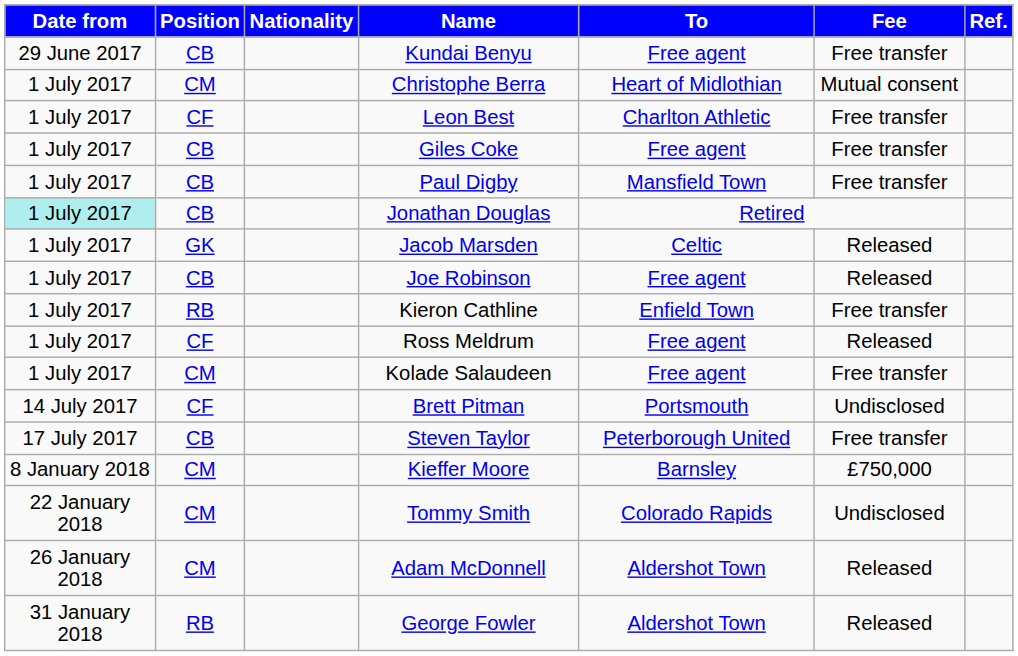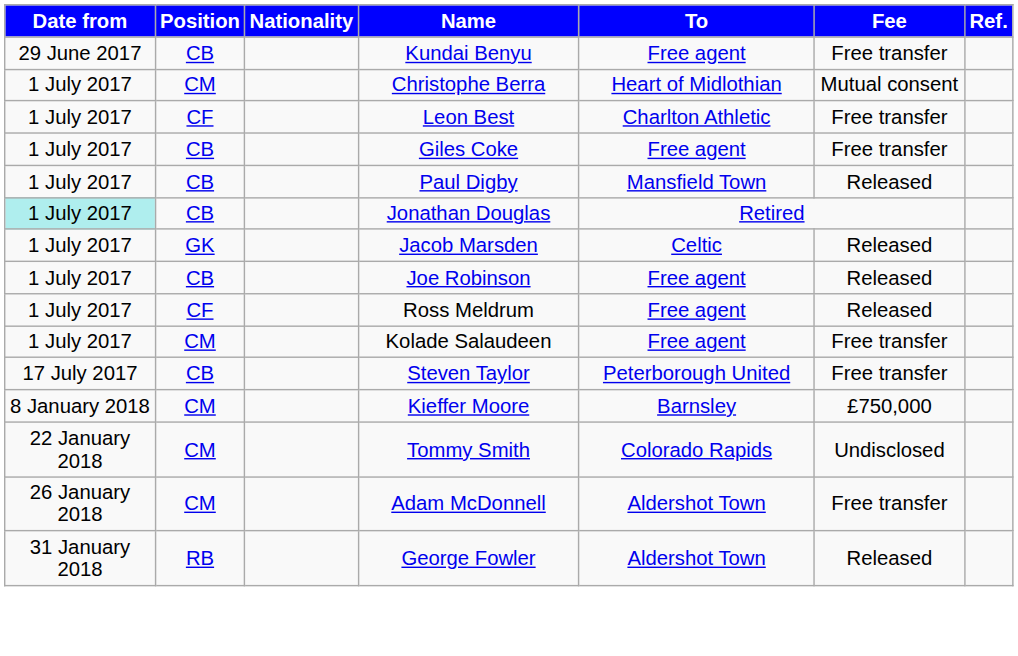(889, 182) Free transfer -> (889, 182) Released
- row: (469, 310)
- row: (469, 406)
(889, 568) Released -> (889, 504) Free transfer
